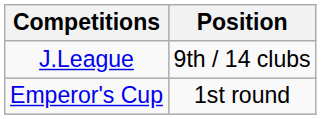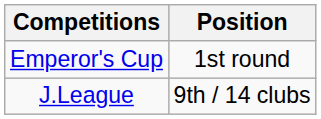rows swapped: (86, 59) <-> (86, 95)
